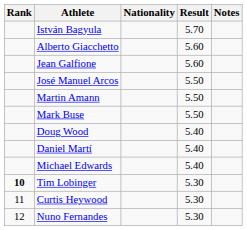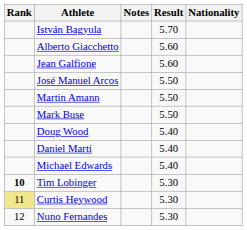columns swapped: (149, 13) <-> (227, 13)
(19, 200) no background -> (19, 200) khaki background
